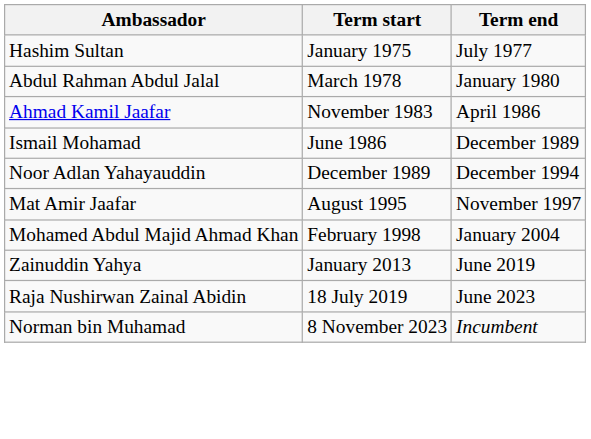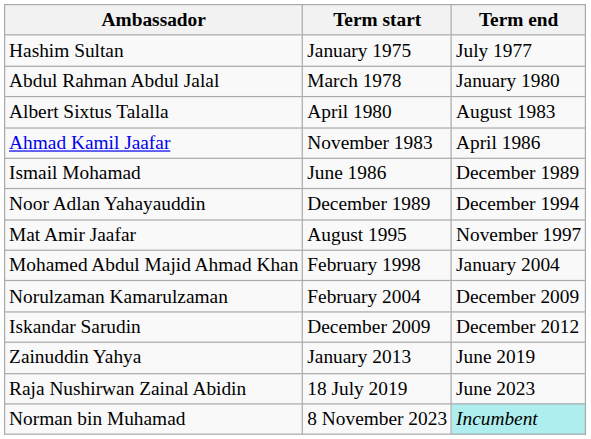+ row: (89, 111)
+ row: (118, 296)
+ row: (75, 326)
(497, 326) no background -> (497, 419) paleturquoise background
